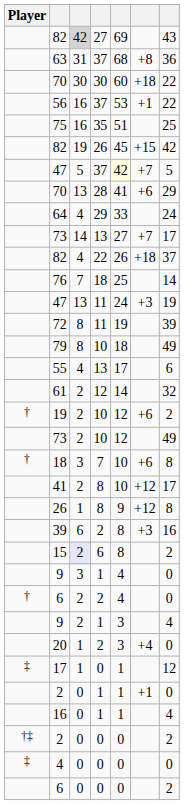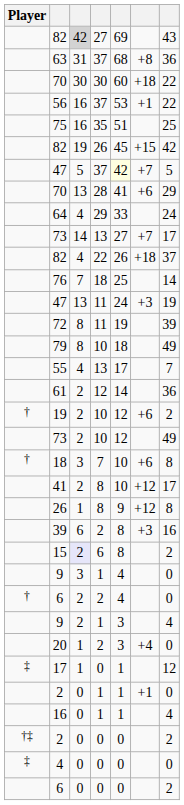(169, 368) 6 -> (169, 368) 7
(169, 390) 32 -> (169, 390) 36
